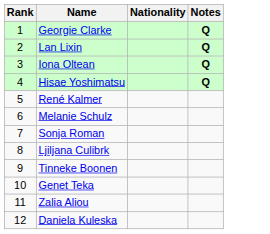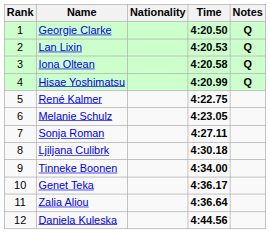+ column: (209, 13)
